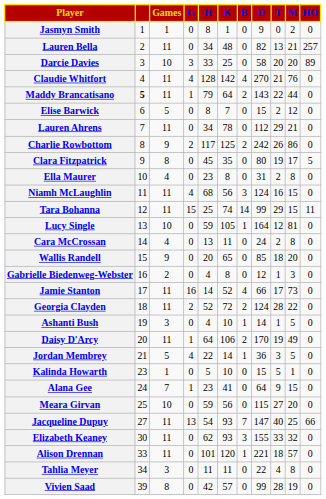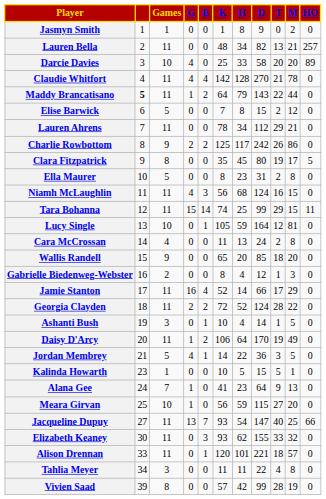columns swapped: (244, 13) <-> (208, 13)
(191, 63) 3 -> (191, 63) 4
(293, 79) 76 -> (293, 79) 78
(167, 177) 4 -> (167, 177) 5
(293, 291) 73 -> (293, 291) 29
(293, 388) 15 -> (293, 388) 13
(191, 405) 0 -> (191, 405) 1
